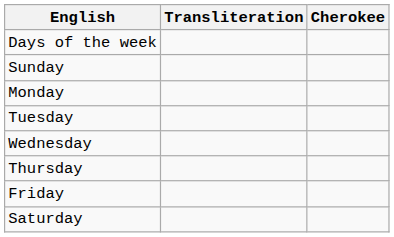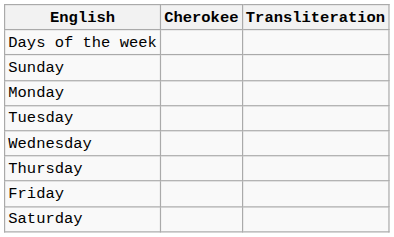columns swapped: (348, 17) <-> (234, 17)
